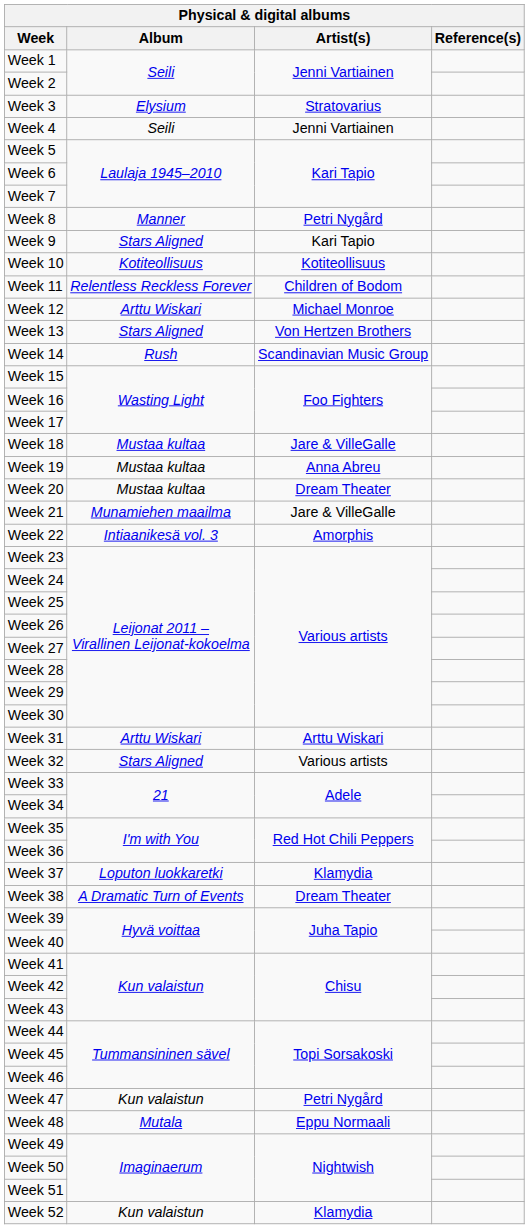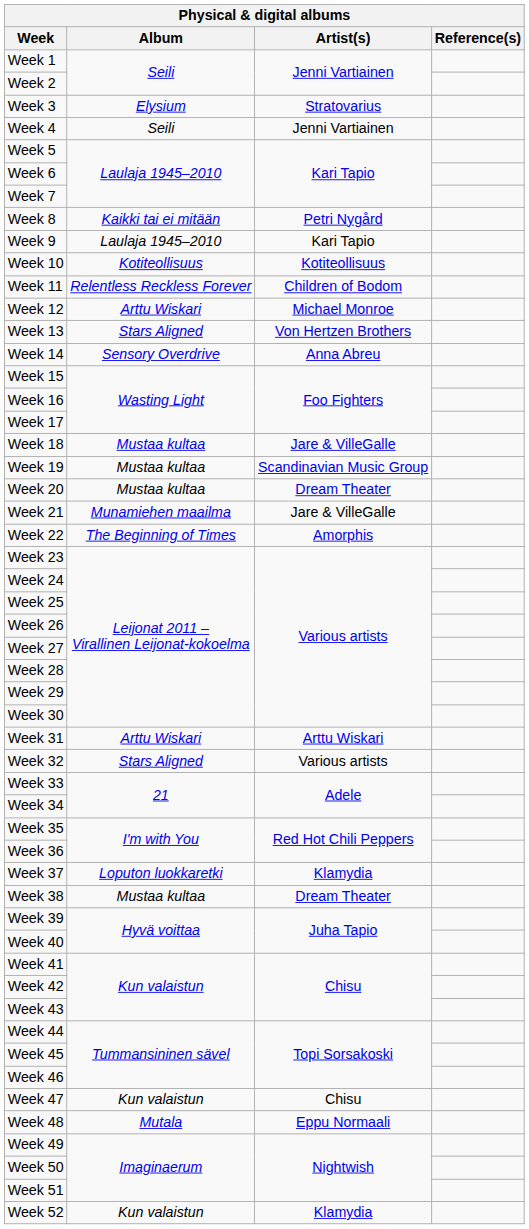(161, 219) Manner -> (161, 219) Kaikki tai ei mitään
(161, 241) Stars Aligned -> (161, 241) Laulaja 1945–2010
(161, 354) Rush -> (161, 354) Sensory Overdrive
(343, 354) Scandinavian Music Group -> (343, 354) Anna Abreu
(343, 467) Anna Abreu -> (343, 467) Scandinavian Music Group
(161, 535) Intiaanikesä vol. 3 -> (161, 535) The Beginning of Times
(161, 896) A Dramatic Turn of Events -> (161, 896) Mustaa kultaa
(343, 1099) Petri Nygård -> (343, 1099) Chisu
